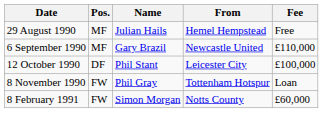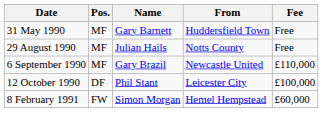+ row: (36, 30)
(226, 30) Hemel Hempstead -> (215, 47) Notts County
- row: (46, 82)
(215, 99) Notts County -> (226, 99) Hemel Hempstead
